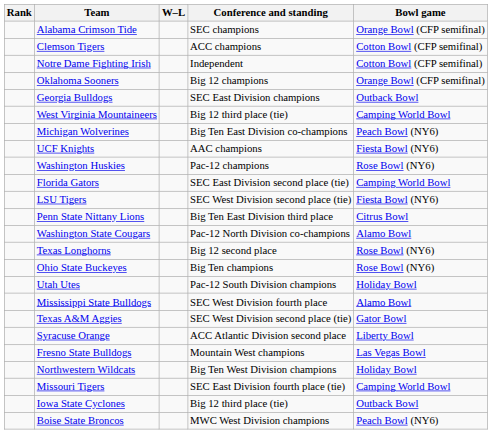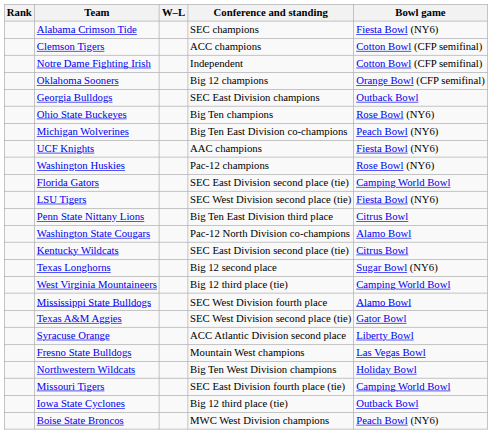(420, 30) Orange Bowl (CFP semifinal) -> (397, 30) Fiesta Bowl (NY6)
rows swapped: (82, 268) <-> (97, 115)
+ row: (78, 251)
(395, 251) Rose Bowl (NY6) -> (397, 268) Sugar Bowl (NY6)
- row: (58, 285)
